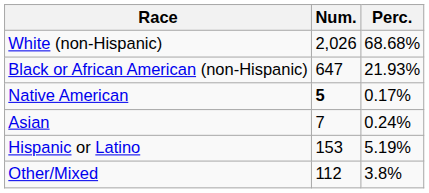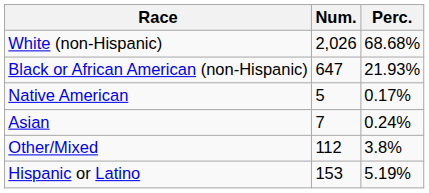(320, 95) bold -> (320, 95) normal
rows swapped: (53, 174) <-> (74, 148)
